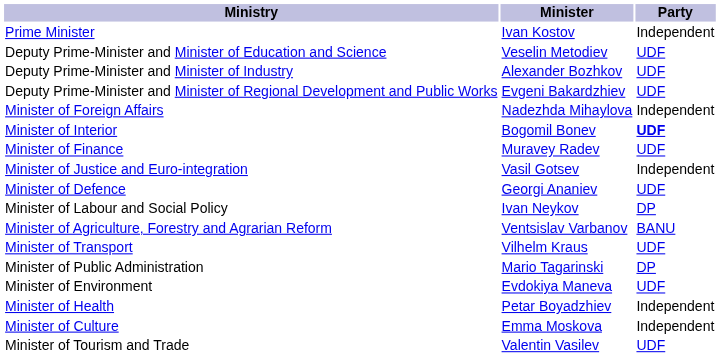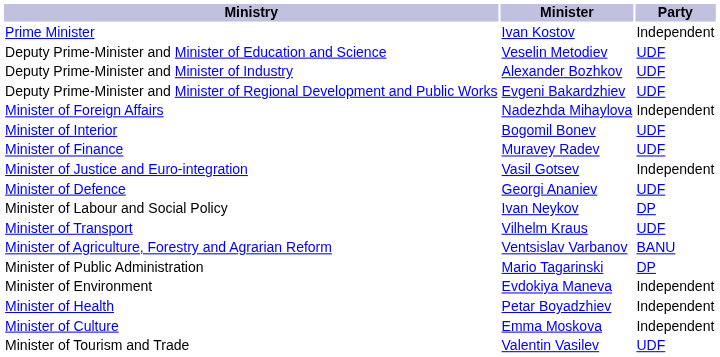(651, 130) bold -> (651, 130) normal
rows swapped: (169, 228) <-> (69, 248)
(651, 287) UDF -> (675, 287) Independent
